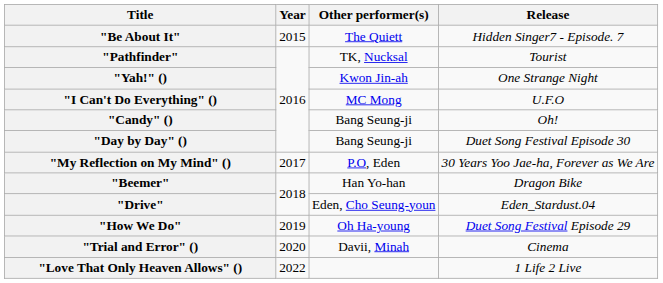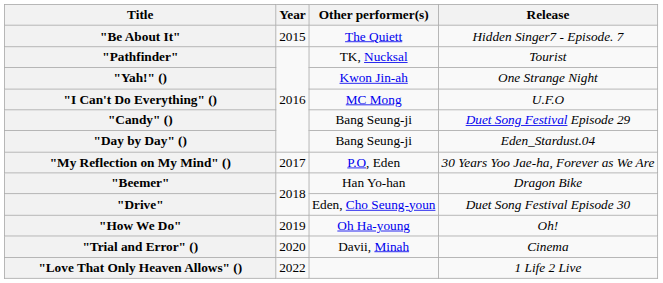(548, 120) Oh! -> (548, 120) Duet Song Festival Episode 29
(548, 141) Duet Song Festival Episode 30 -> (548, 141) Eden_Stardust.04
(548, 204) Eden_Stardust.04 -> (548, 204) Duet Song Festival Episode 30
(548, 225) Duet Song Festival Episode 29 -> (548, 225) Oh!
